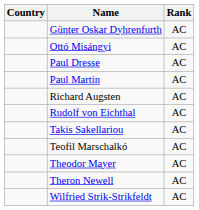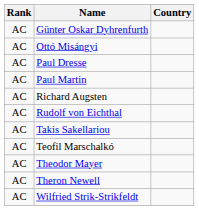columns swapped: (179, 12) <-> (26, 12)
